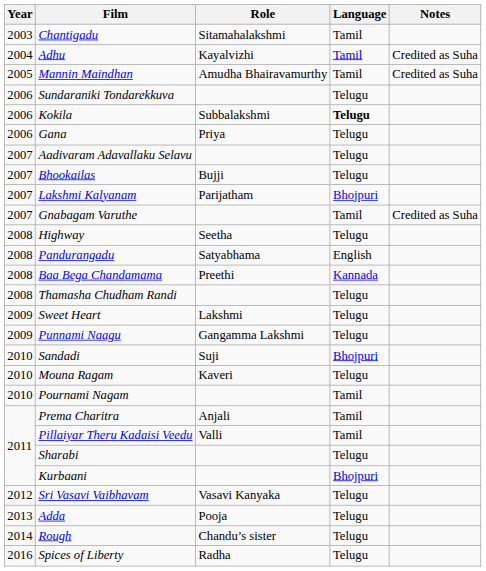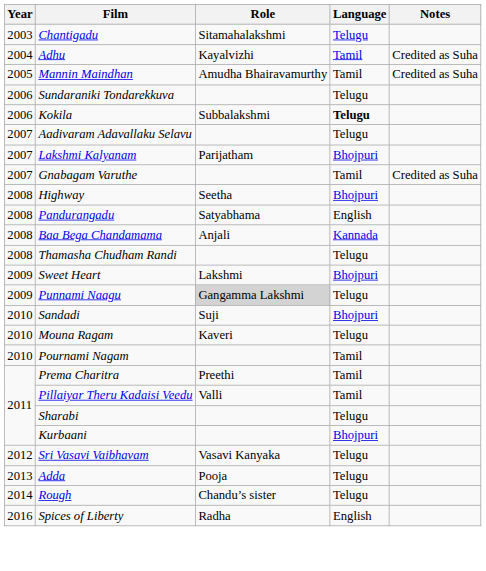(348, 34) Tamil -> (350, 34) Telugu
- row: (52, 134)
- row: (67, 174)
(350, 235) Telugu -> (356, 194) Bhojpuri
(216, 275) Preethi -> (214, 235) Anjali
(350, 315) Telugu -> (356, 275) Bhojpuri
(251, 335) no background -> (251, 295) lightgrey background
(214, 415) Anjali -> (216, 375) Preethi
(350, 555) Telugu -> (352, 515) English
